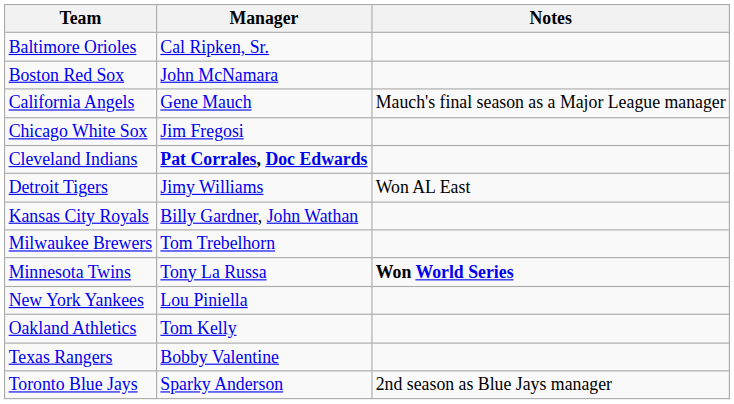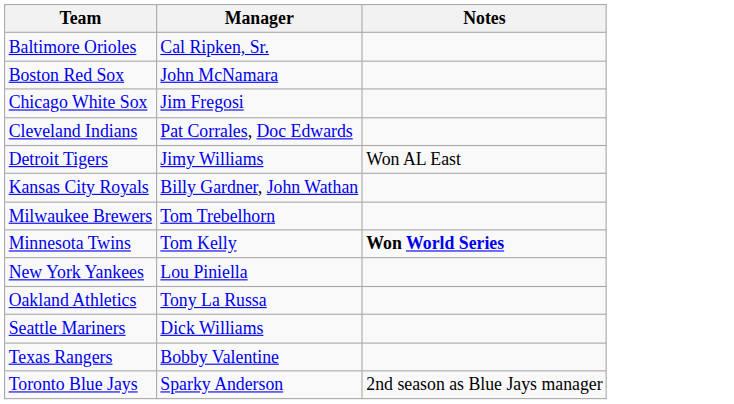- row: (72, 103)
(264, 159) bold -> (257, 131) normal
(214, 272) Tony La Russa -> (198, 243) Tom Kelly
(198, 328) Tom Kelly -> (214, 300) Tony La Russa
+ row: (67, 328)
